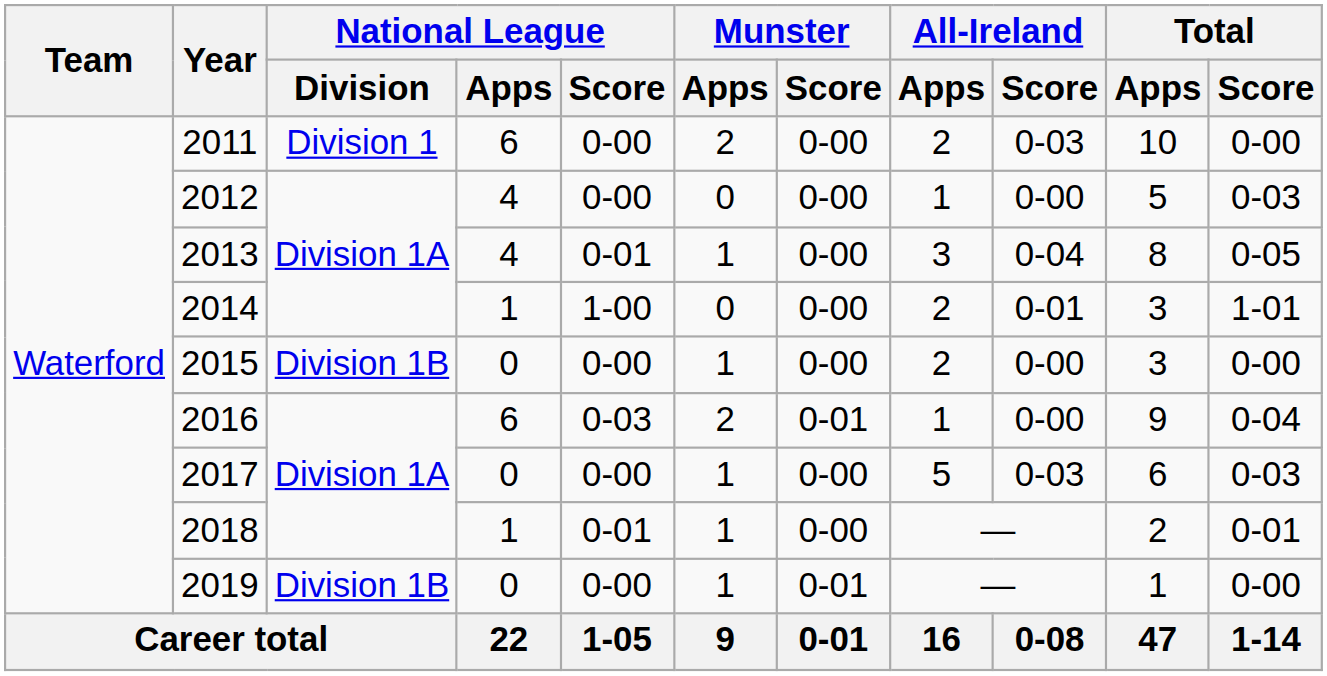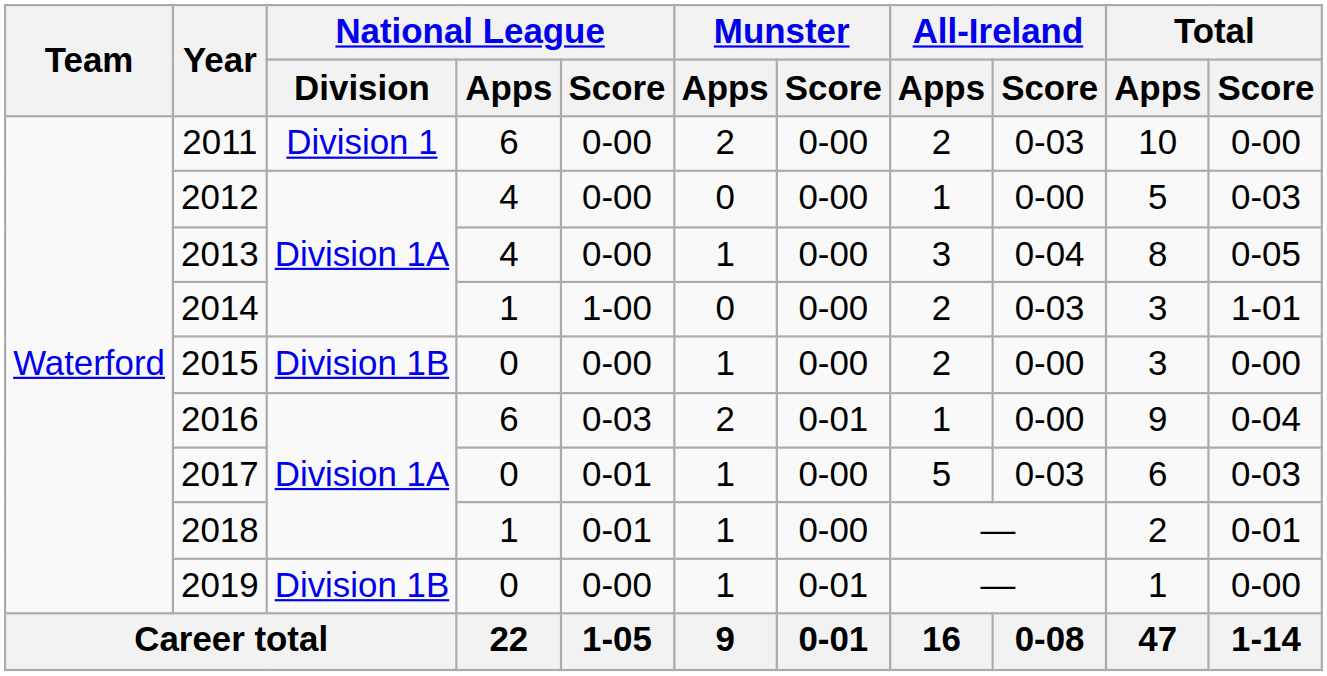(617, 253) 0-01 -> (617, 253) 0-00
(1050, 308) 0-01 -> (1050, 308) 0-03
(617, 474) 0-00 -> (617, 474) 0-01
